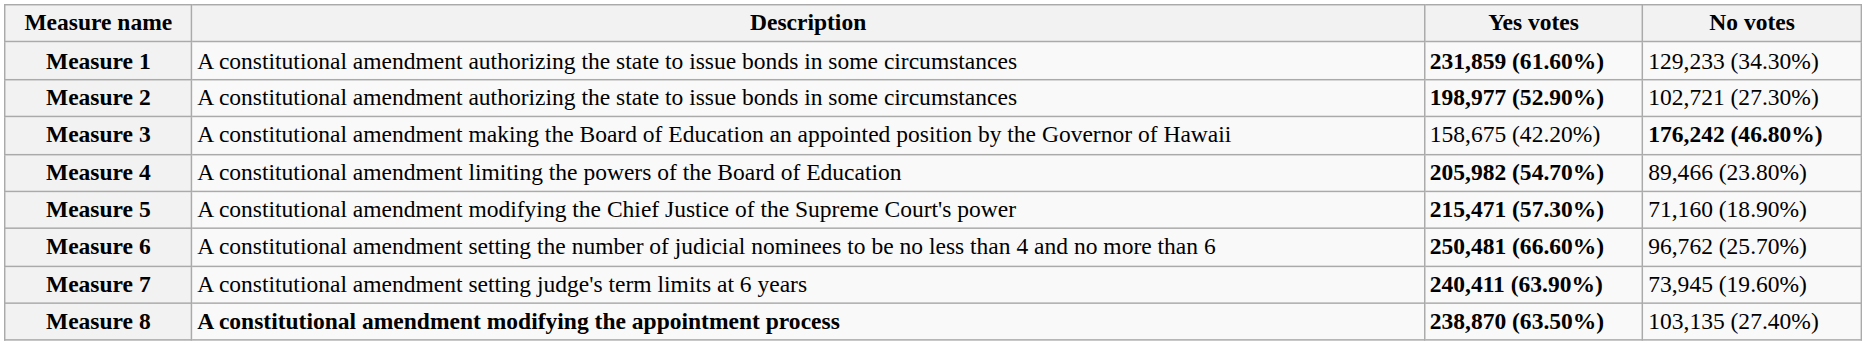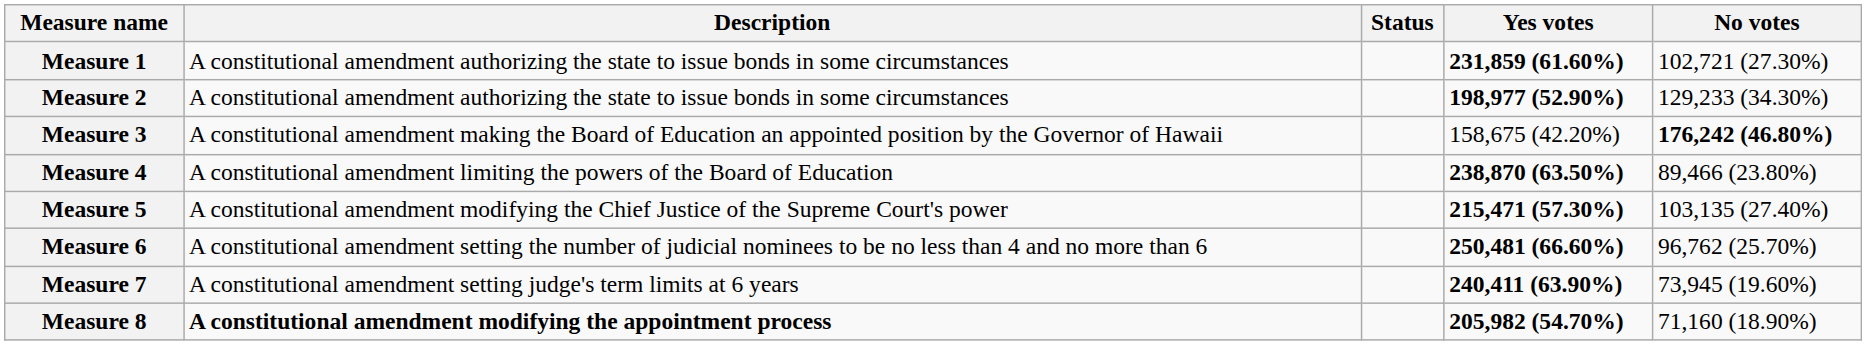+ column: (1402, 23)
(1733, 60) 129,233 (34.30%) -> (1743, 60) 102,721 (27.30%)
(1733, 97) 102,721 (27.30%) -> (1743, 97) 129,233 (34.30%)
(1517, 172) 205,982 (54.70%) -> (1536, 172) 238,870 (63.50%)
(1728, 209) 71,160 (18.90%) -> (1743, 209) 103,135 (27.40%)
(1517, 321) 238,870 (63.50%) -> (1536, 321) 205,982 (54.70%)
(1733, 321) 103,135 (27.40%) -> (1737, 321) 71,160 (18.90%)
